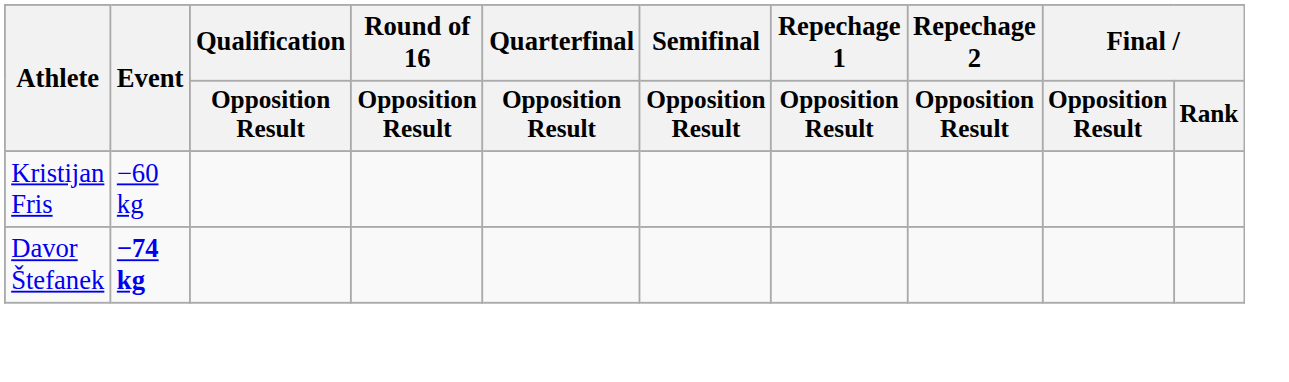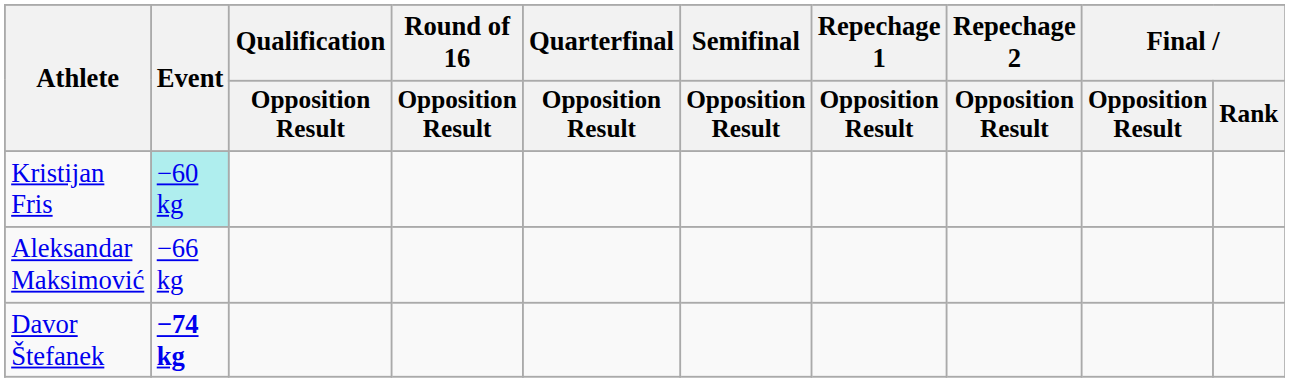(138, 189) no background -> (178, 189) paleturquoise background
+ row: (78, 264)
